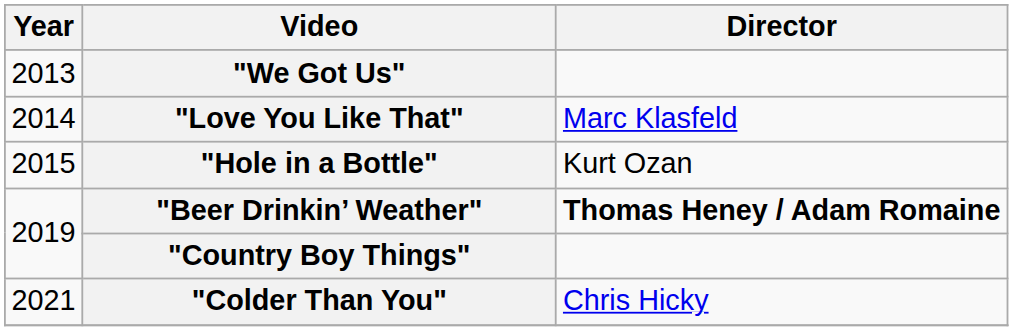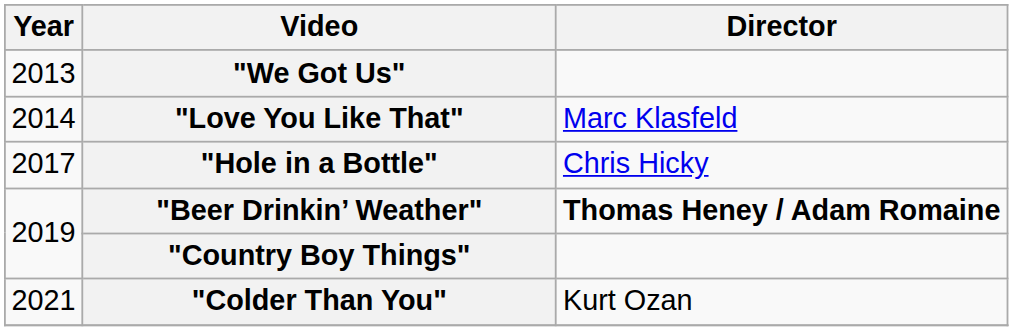(44, 164) 2015 -> (44, 164) 2017
(628, 164) Kurt Ozan -> (636, 164) Chris Hicky
(636, 301) Chris Hicky -> (628, 301) Kurt Ozan
